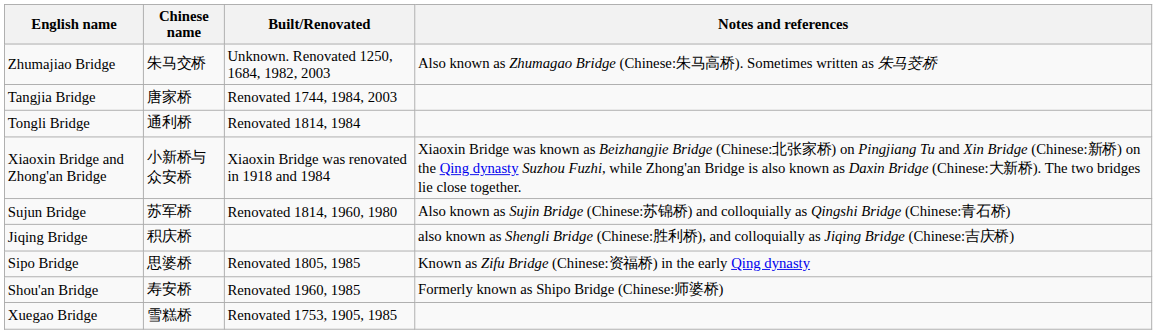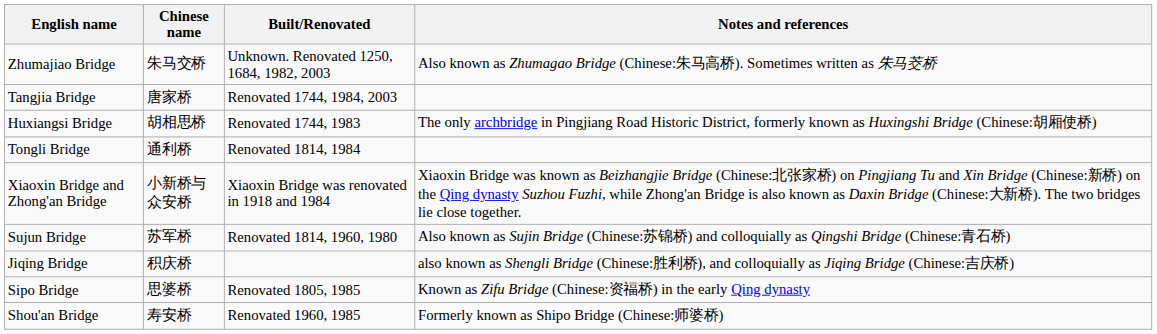+ row: (60, 123)
- row: (53, 315)
